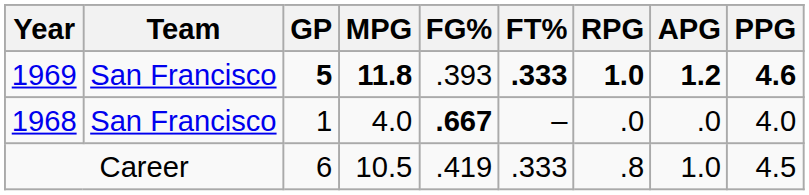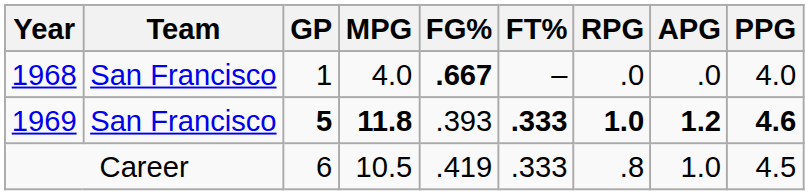rows swapped: (44, 121) <-> (44, 74)
